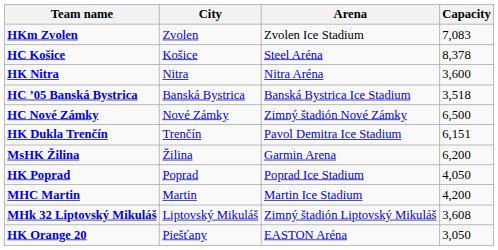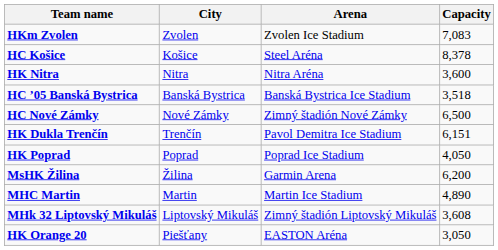rows swapped: (39, 174) <-> (43, 154)
(457, 194) 4,200 -> (457, 194) 4,890
